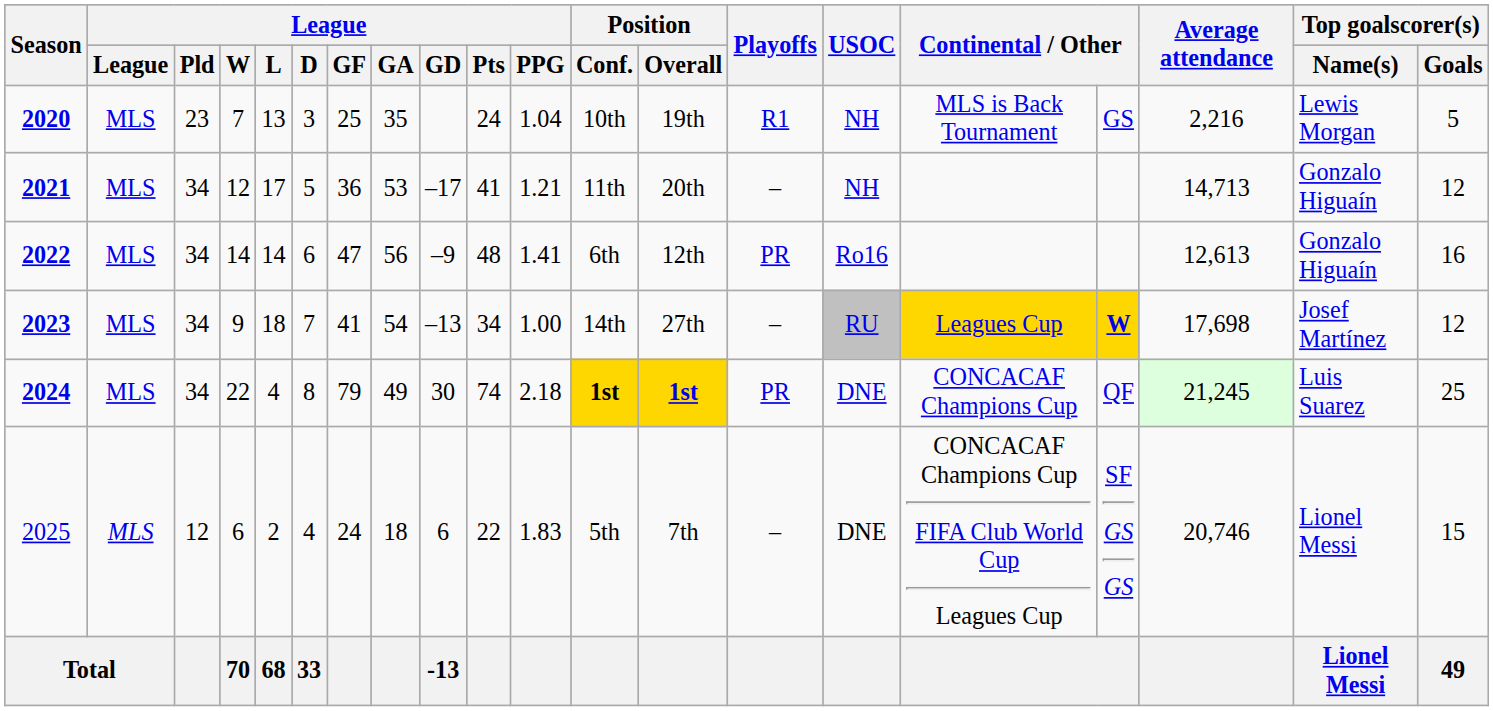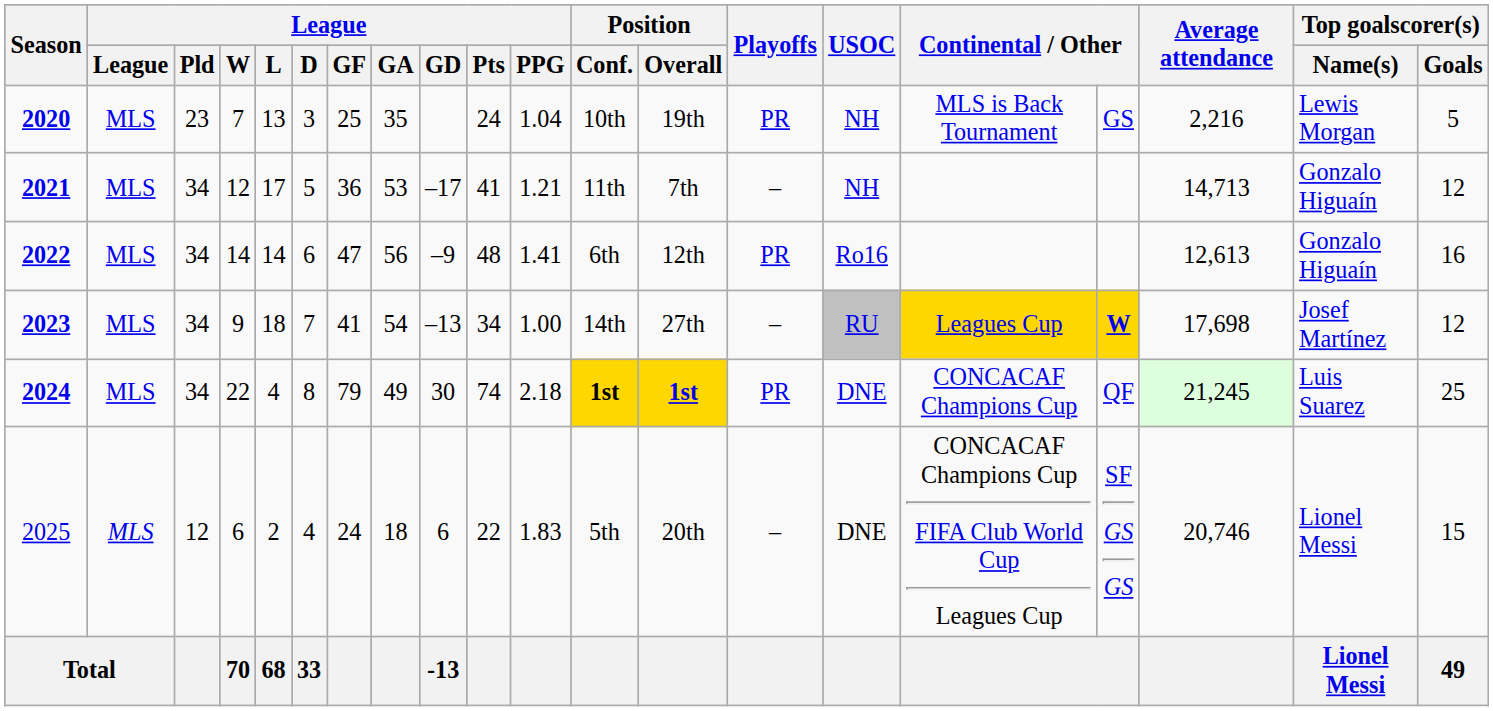(775, 118) R1 -> (775, 118) PR
(683, 187) 20th -> (683, 187) 7th
(683, 531) 7th -> (683, 531) 20th
